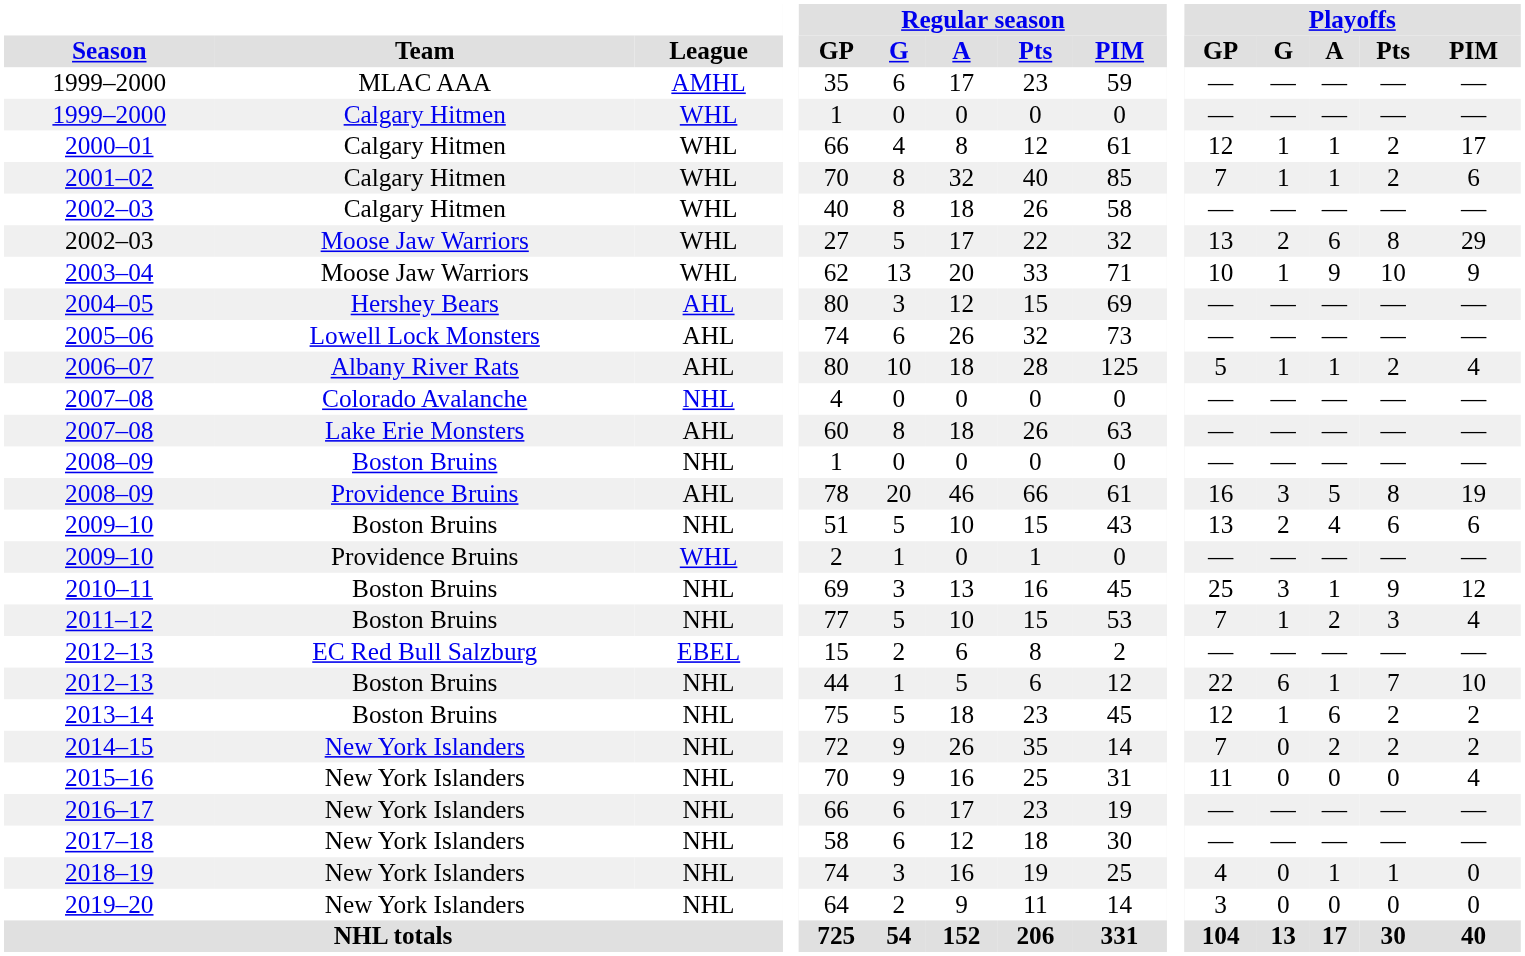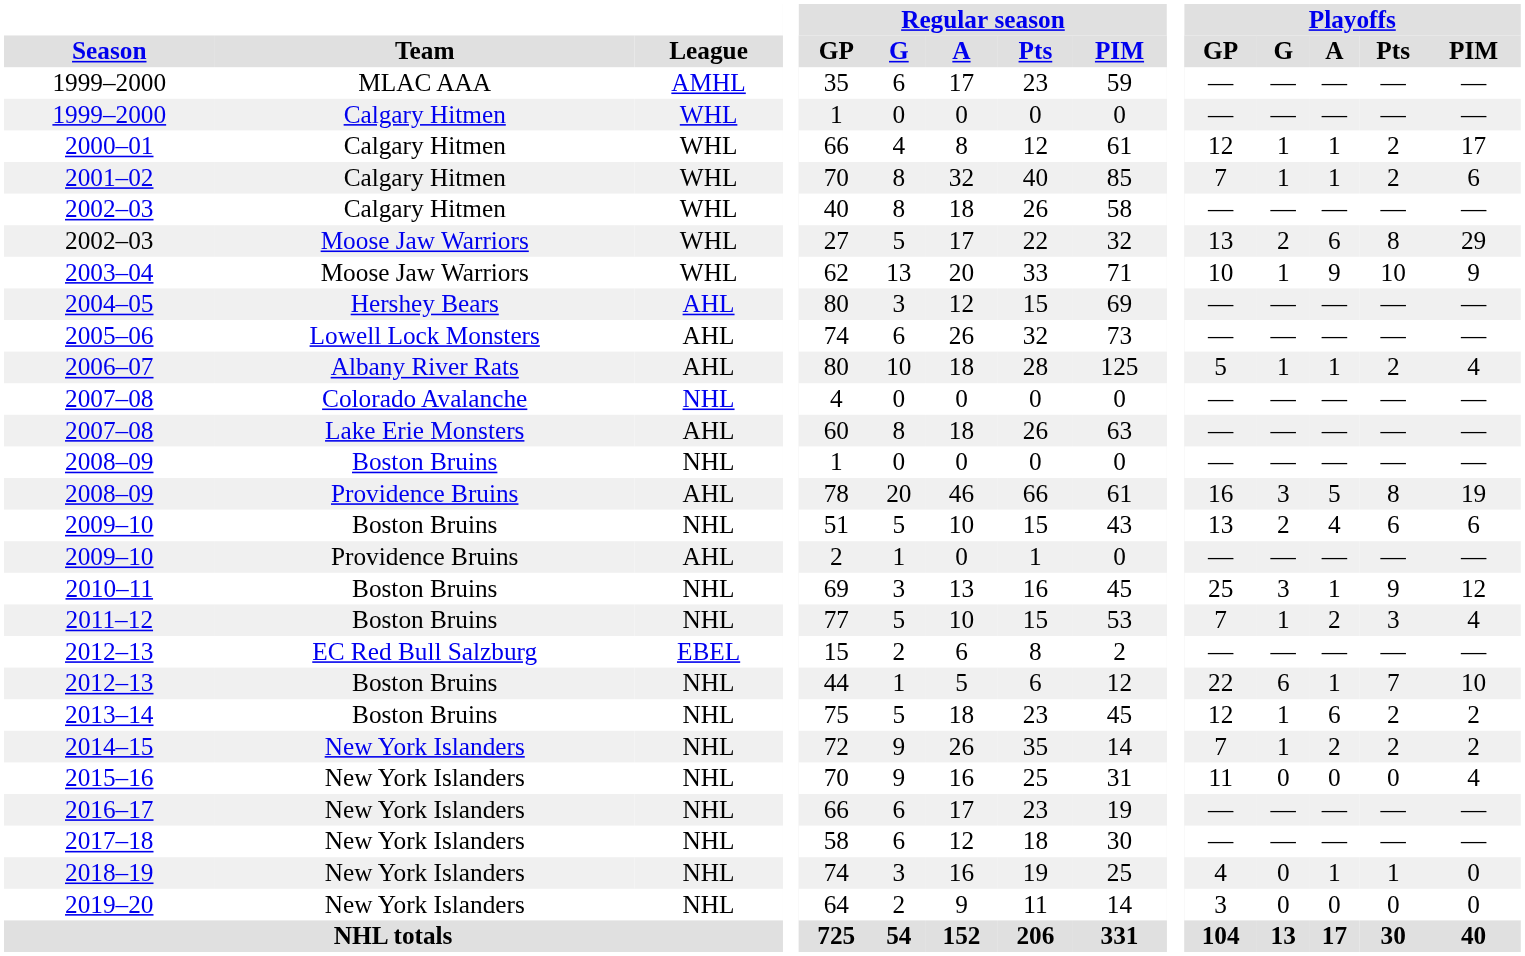(709, 556) WHL -> (709, 556) AHL
(1283, 746) 0 -> (1283, 746) 1
